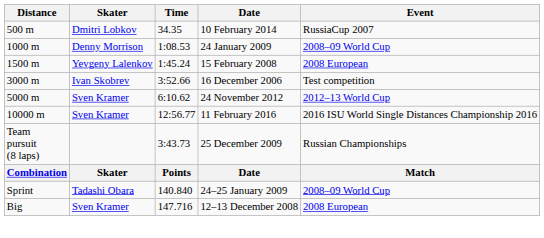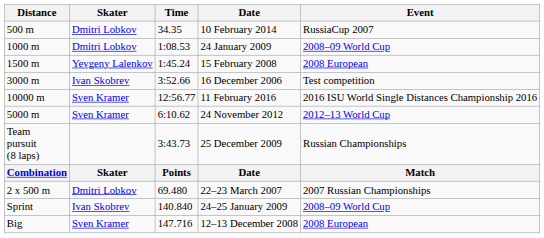(107, 47) Denny Morrison -> (104, 47) Dmitri Lobkov
rows swapped: (242, 98) <-> (238, 115)
+ row: (241, 190)
(103, 190) Tadashi Obara -> (101, 207) Ivan Skobrev
